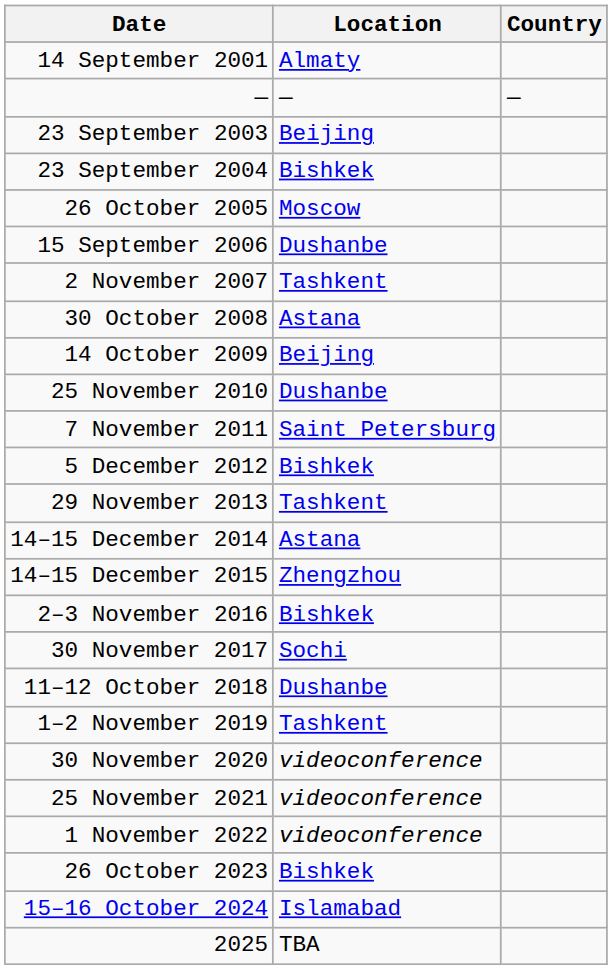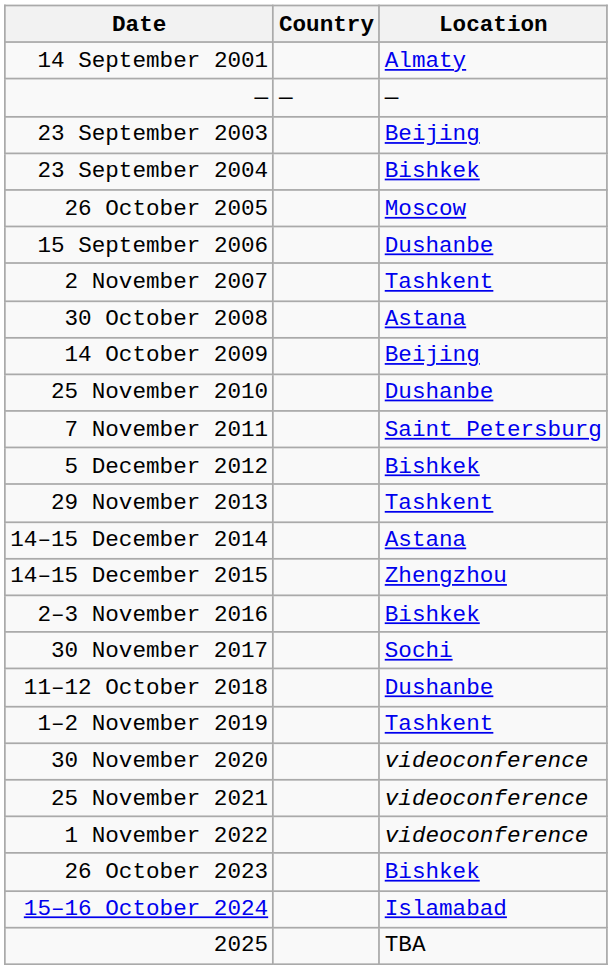columns swapped: (554, 24) <-> (388, 24)
